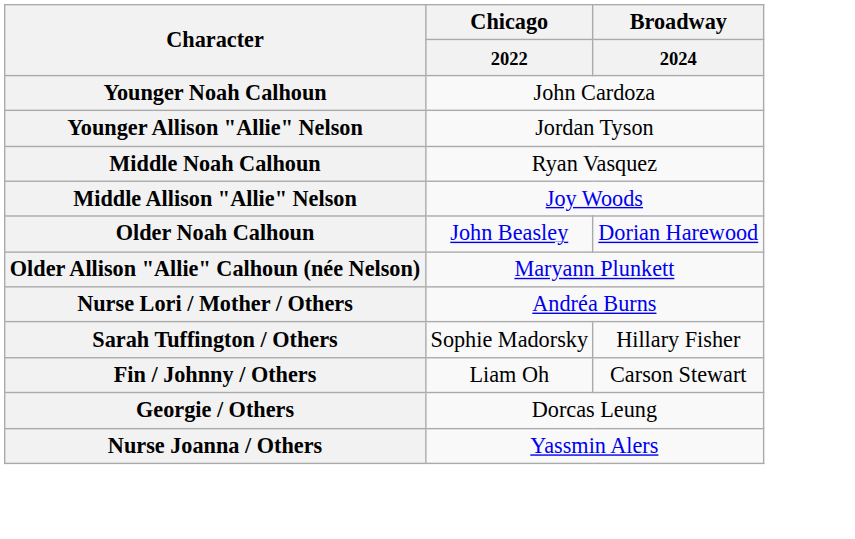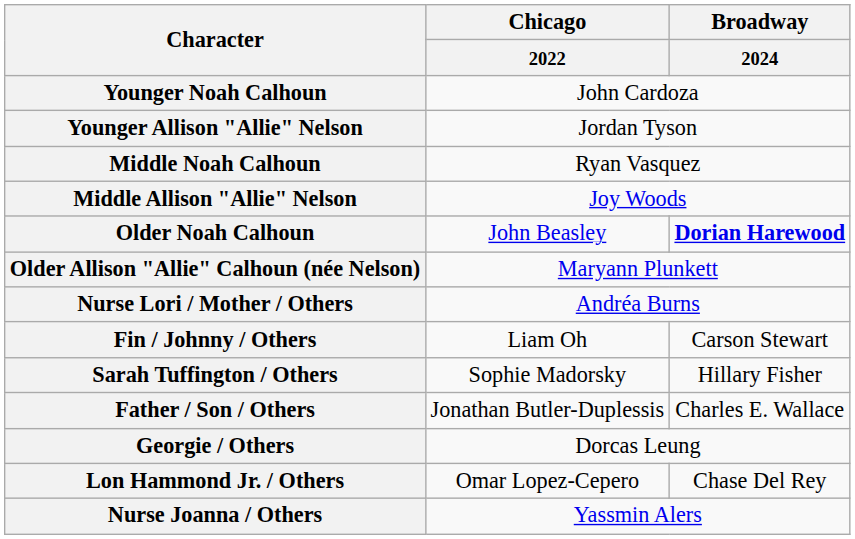(678, 233) normal -> (760, 233) bold
rows swapped: (215, 374) <-> (215, 339)
+ row: (215, 410)
+ row: (215, 480)
